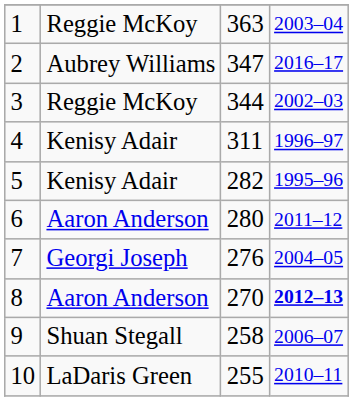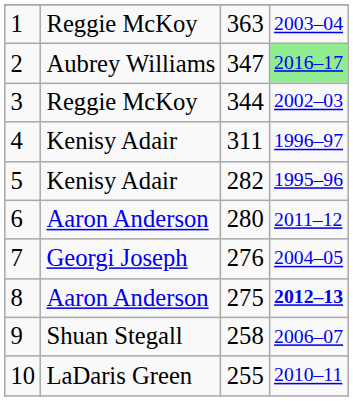(309, 63) no background -> (309, 63) lightgreen background
(245, 297) 270 -> (245, 297) 275
